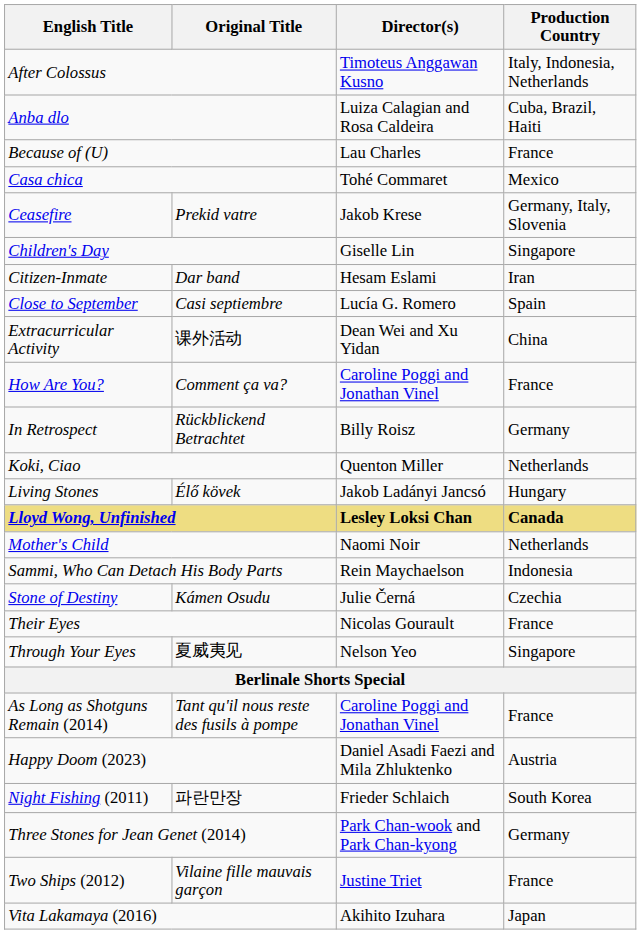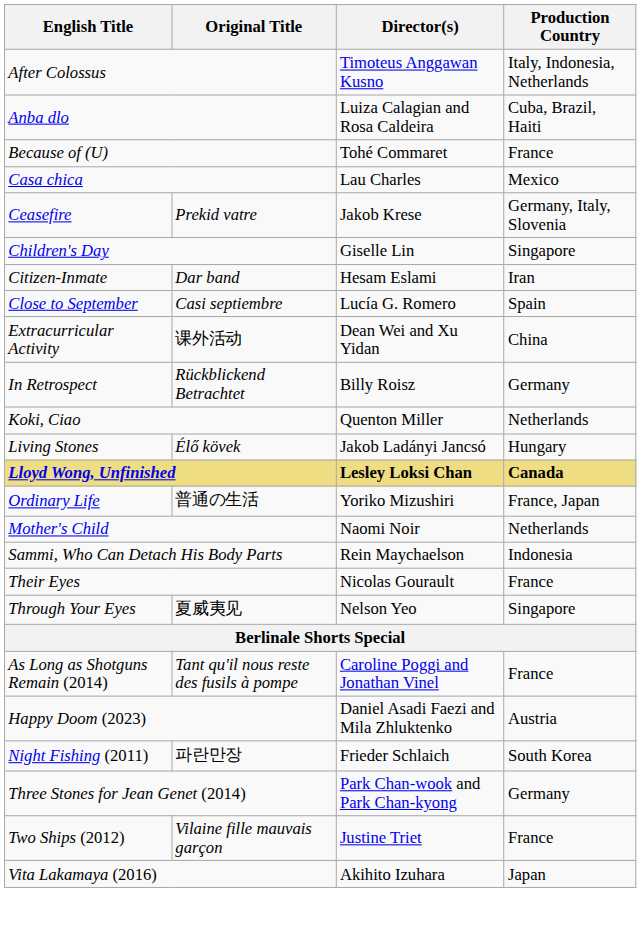(380, 153) Lau Charles -> (394, 153) Tohé Commaret
(394, 179) Tohé Commaret -> (380, 179) Lau Charles
- row: (56, 384)
+ row: (54, 501)
- row: (63, 597)
